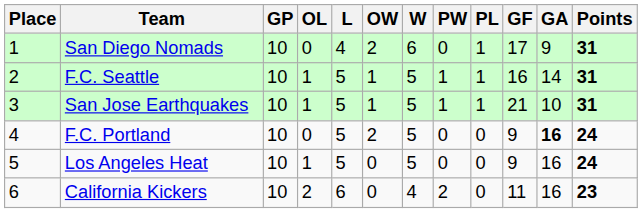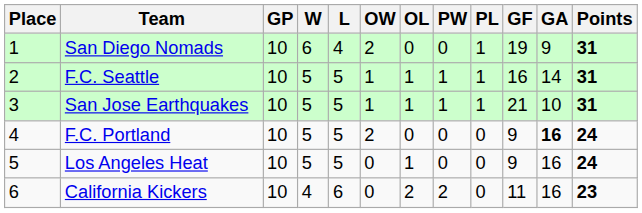columns swapped: (418, 18) <-> (314, 18)
(517, 47) 17 -> (517, 47) 19
